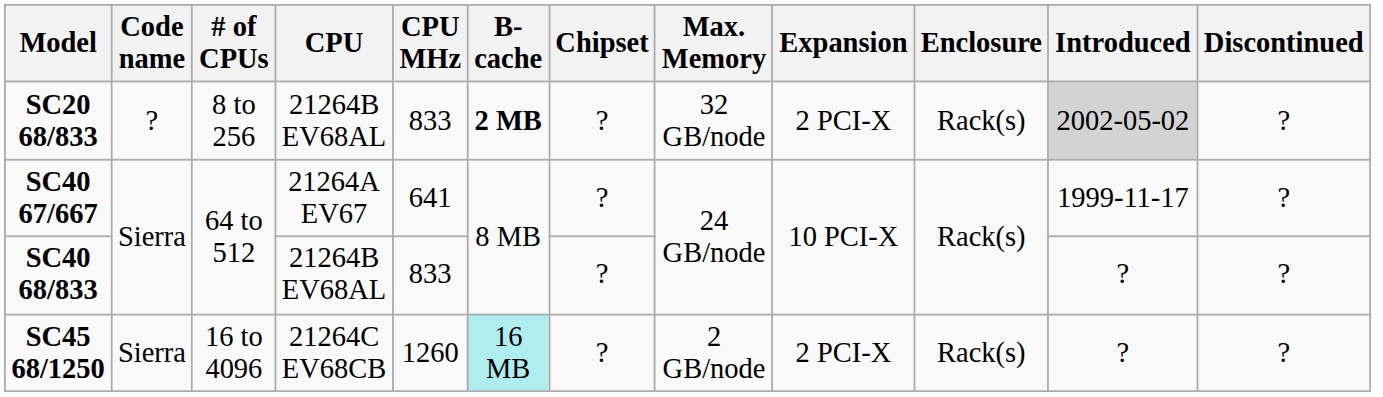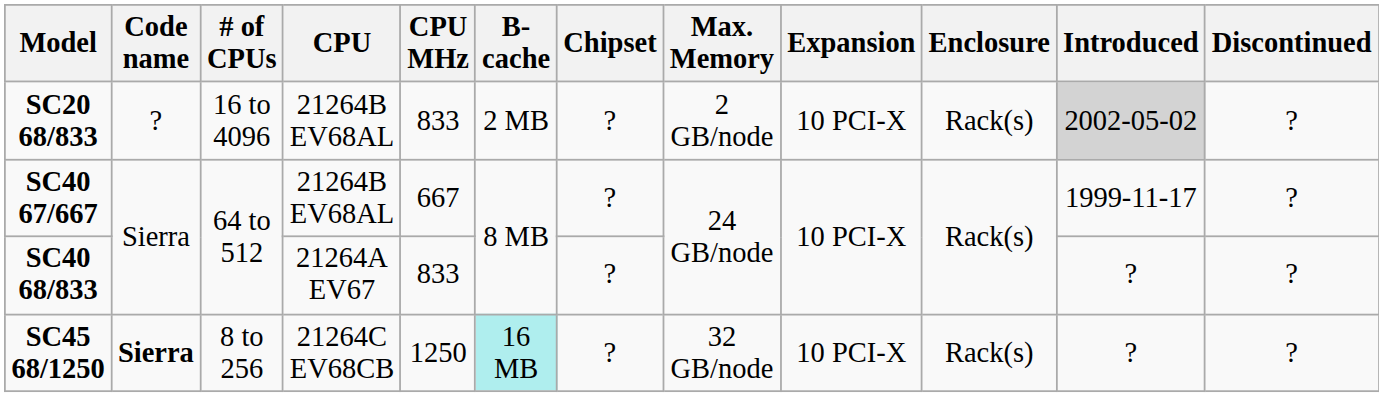(234, 120) 8 to 256 -> (242, 120) 16 to 4096
(508, 120) bold -> (516, 120) normal
(714, 120) 32 GB/node -> (722, 120) 2 GB/node
(843, 120) 2 PCI-X -> (851, 120) 10 PCI-X
(334, 197) 21264A EV67 -> (342, 197) 21264B EV68AL
(430, 197) 641 -> (438, 197) 667
(334, 274) 21264B EV68AL -> (342, 274) 21264A EV67
(152, 351) normal -> (156, 351) bold
(234, 351) 16 to 4096 -> (242, 351) 8 to 256
(430, 351) 1260 -> (438, 351) 1250
(714, 351) 2 GB/node -> (722, 351) 32 GB/node
(843, 351) 2 PCI-X -> (851, 351) 10 PCI-X
